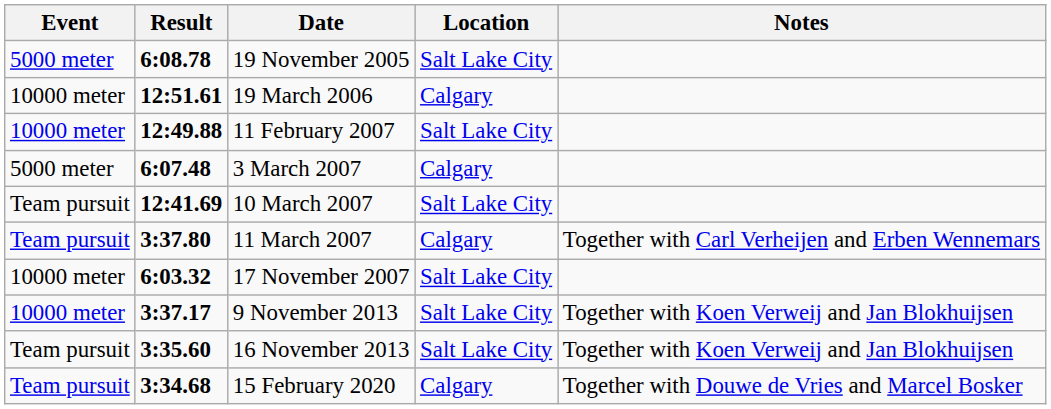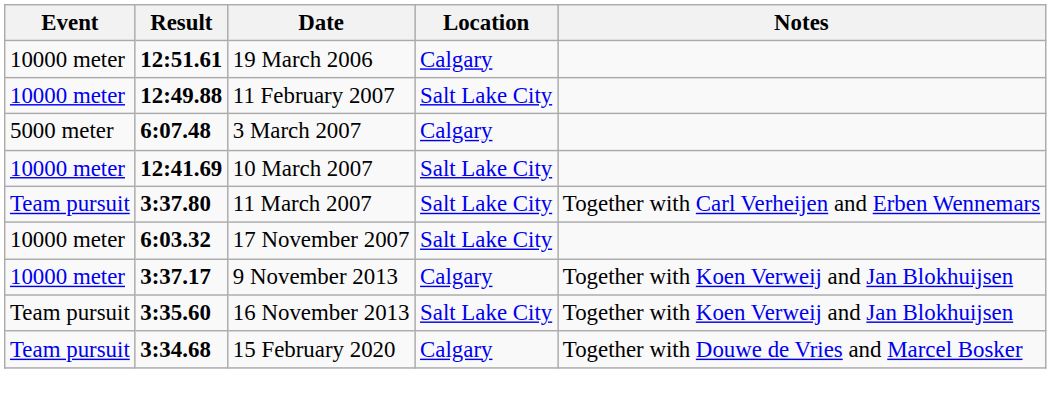- row: (321, 58)
(70, 204) Team pursuit -> (67, 167) 10000 meter
(456, 240) Calgary -> (486, 204) Salt Lake City
(486, 312) Salt Lake City -> (456, 276) Calgary
